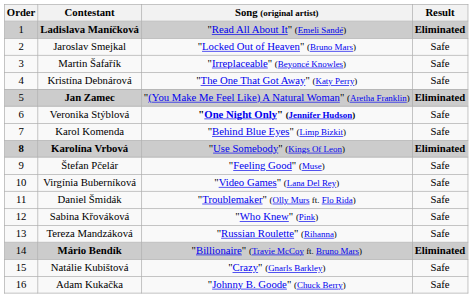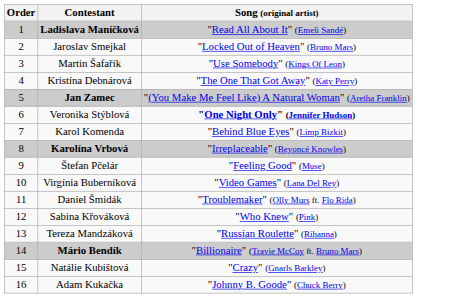- column: (440, 13)
(277, 64) "Irreplaceable" (Beyoncé Knowles) -> (277, 64) "Use Somebody" (Kings Of Leon)
(21, 149) bold -> (21, 149) normal
(277, 149) "Use Somebody" (Kings Of Leon) -> (277, 149) "Irreplaceable" (Beyoncé Knowles)
